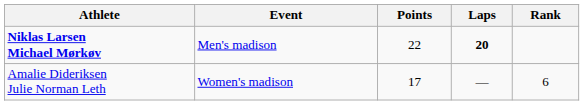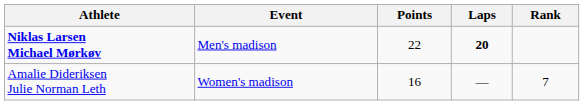(415, 82) 17 -> (415, 82) 16
(546, 82) 6 -> (546, 82) 7
